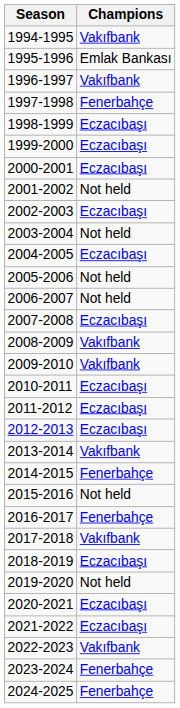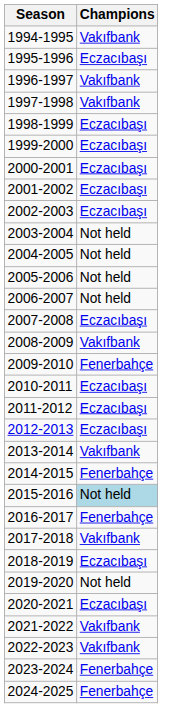(126, 59) Emlak Bankası -> (113, 59) Eczacıbaşı
(116, 102) Fenerbahçe -> (110, 102) Vakıfbank
(105, 189) Not held -> (113, 189) Eczacıbaşı
(113, 255) Eczacıbaşı -> (105, 255) Not held
(110, 364) Vakıfbank -> (116, 364) Fenerbahçe
(105, 495) no background -> (105, 495) lightblue background
(113, 626) Eczacıbaşı -> (110, 626) Vakıfbank
